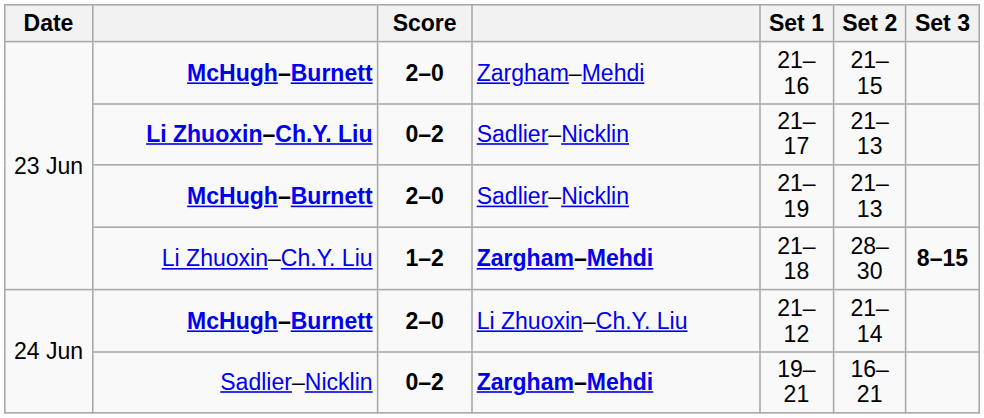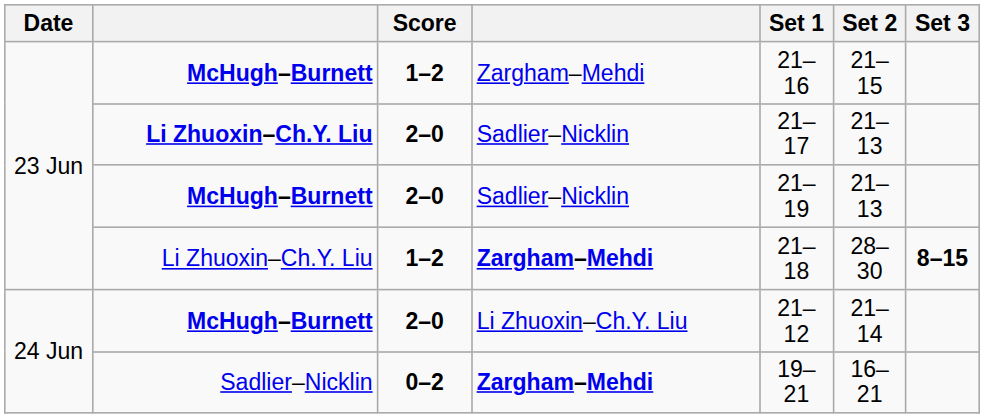(425, 73) 2–0 -> (425, 73) 1–2
(425, 135) 0–2 -> (425, 135) 2–0
